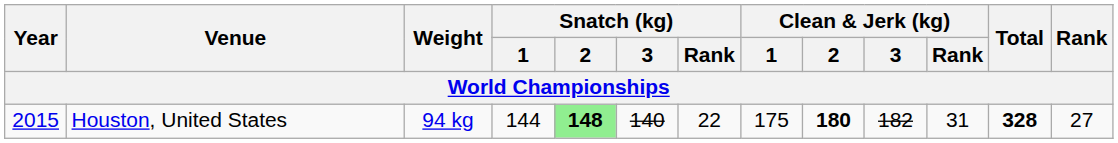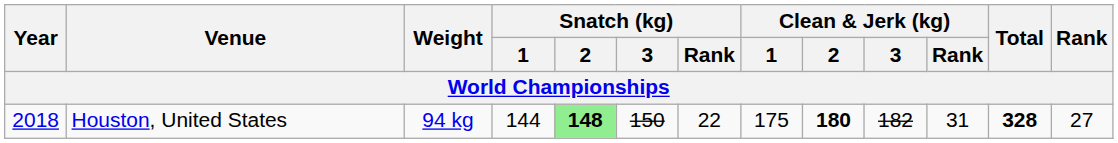(36, 120) 2015 -> (36, 120) 2018
(647, 120) 140 -> (647, 120) 150
